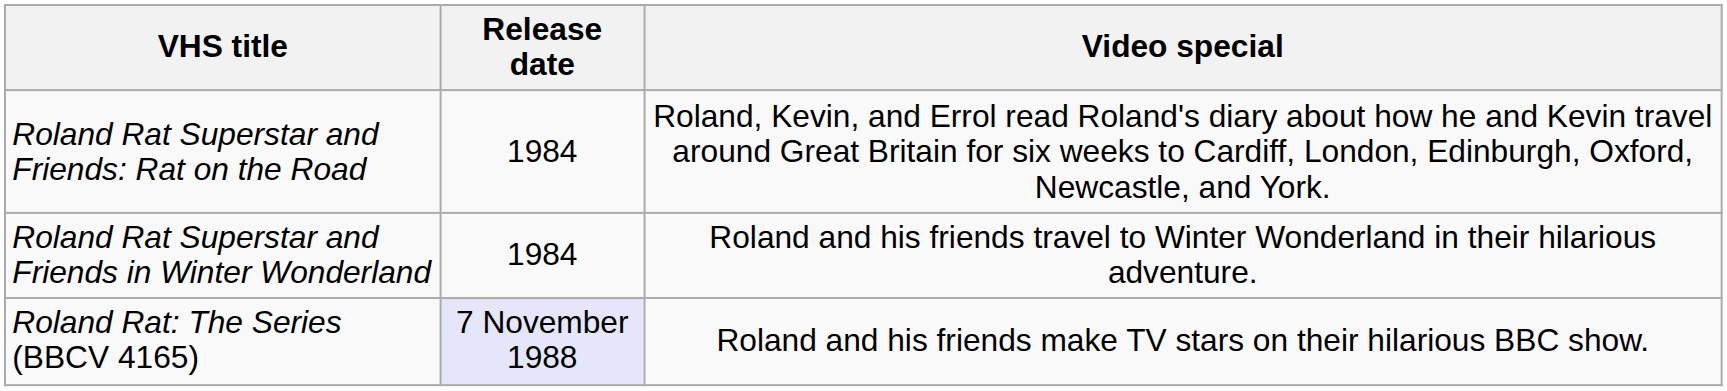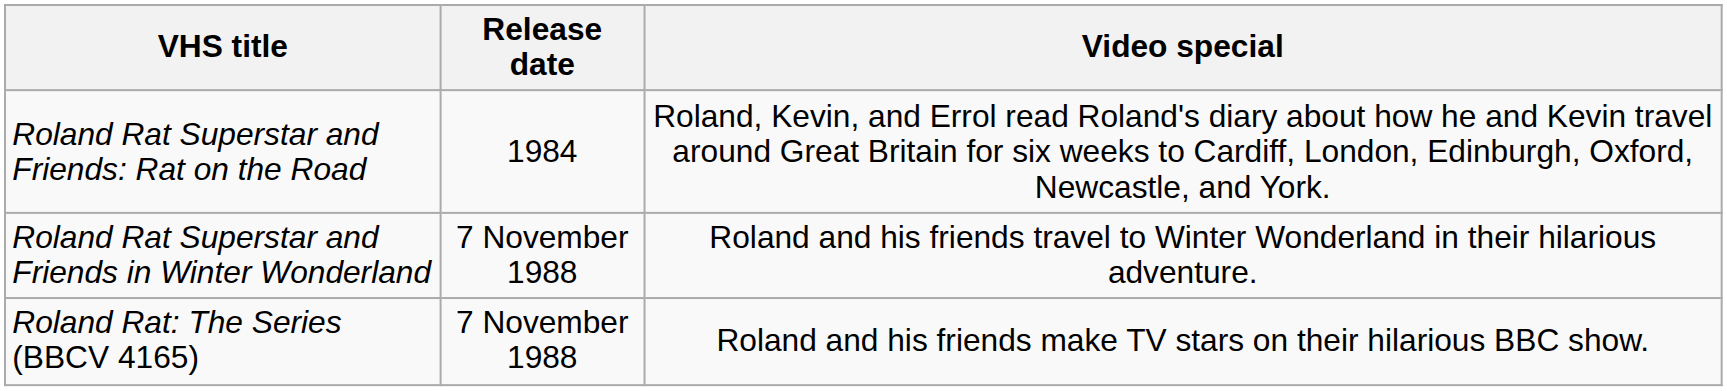(542, 254) 1984 -> (542, 254) 7 November 1988
(542, 340) lavender background -> (542, 340) no background
